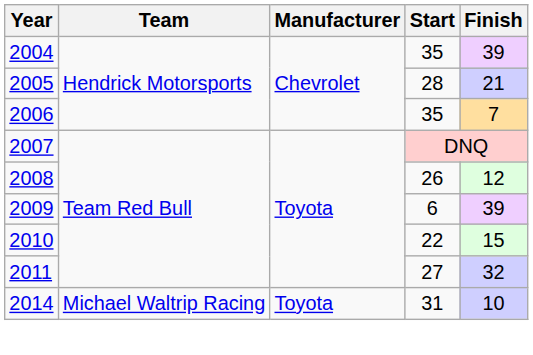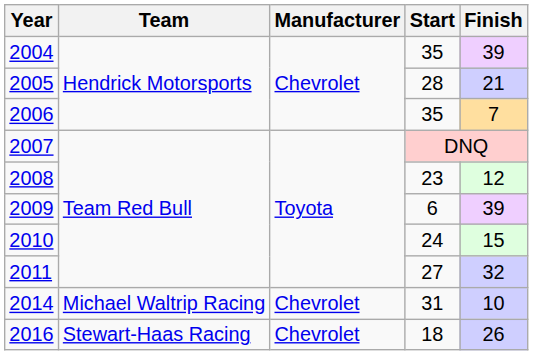(432, 178) 26 -> (432, 178) 23
(432, 241) 22 -> (432, 241) 24
(304, 303) Toyota -> (317, 303) Chevrolet
+ row: (31, 335)
